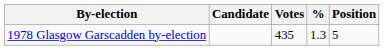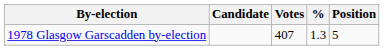(284, 34) 435 -> (284, 34) 407
